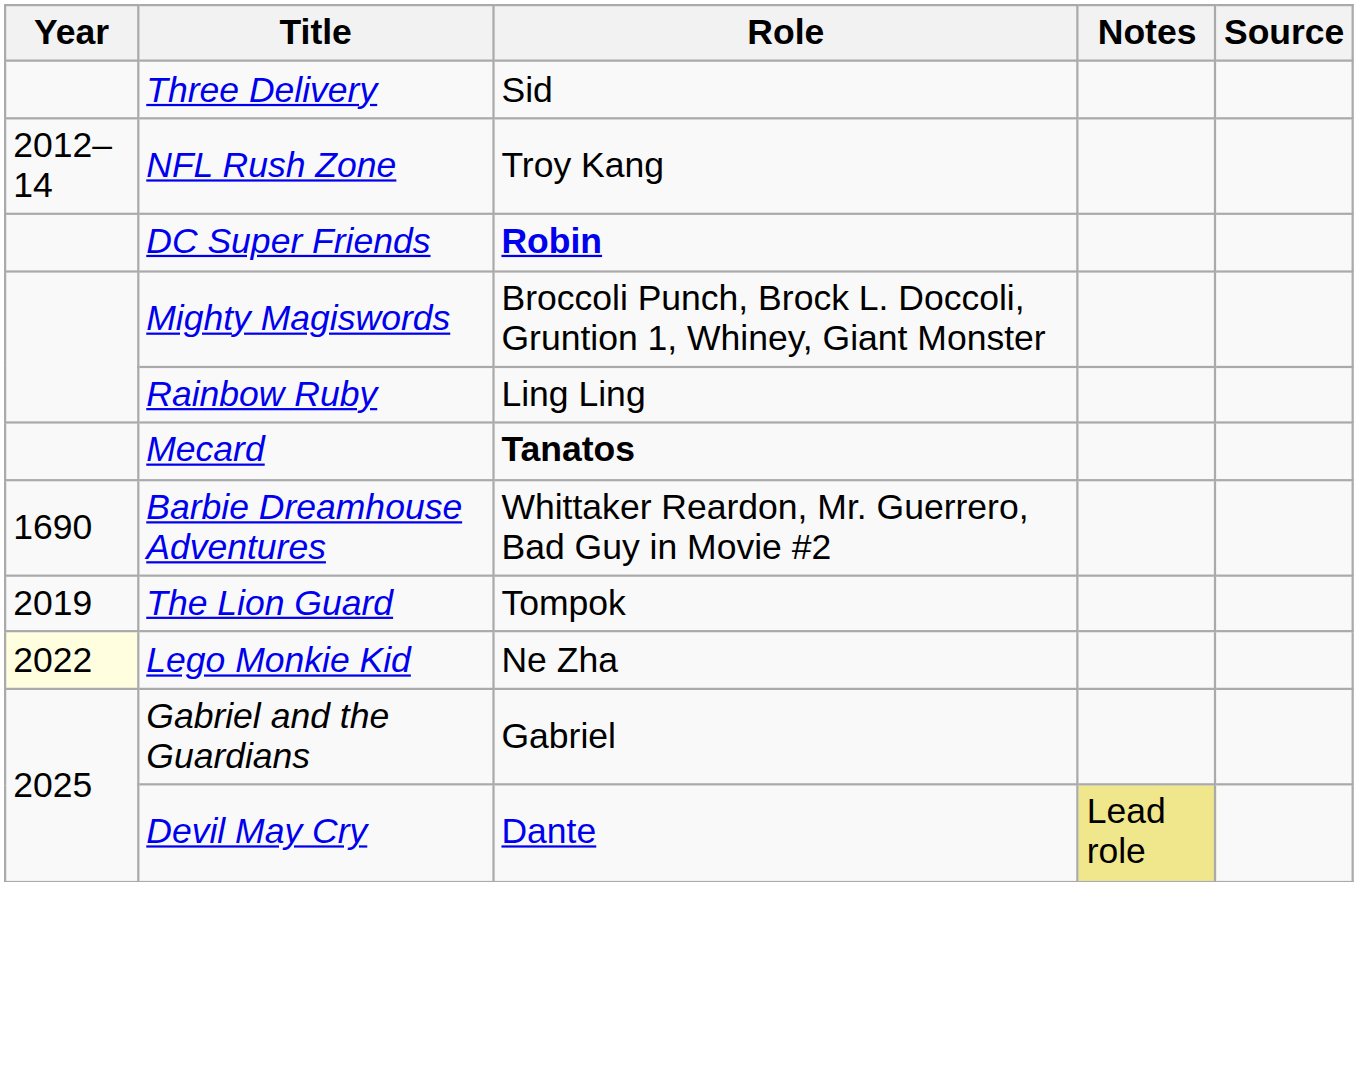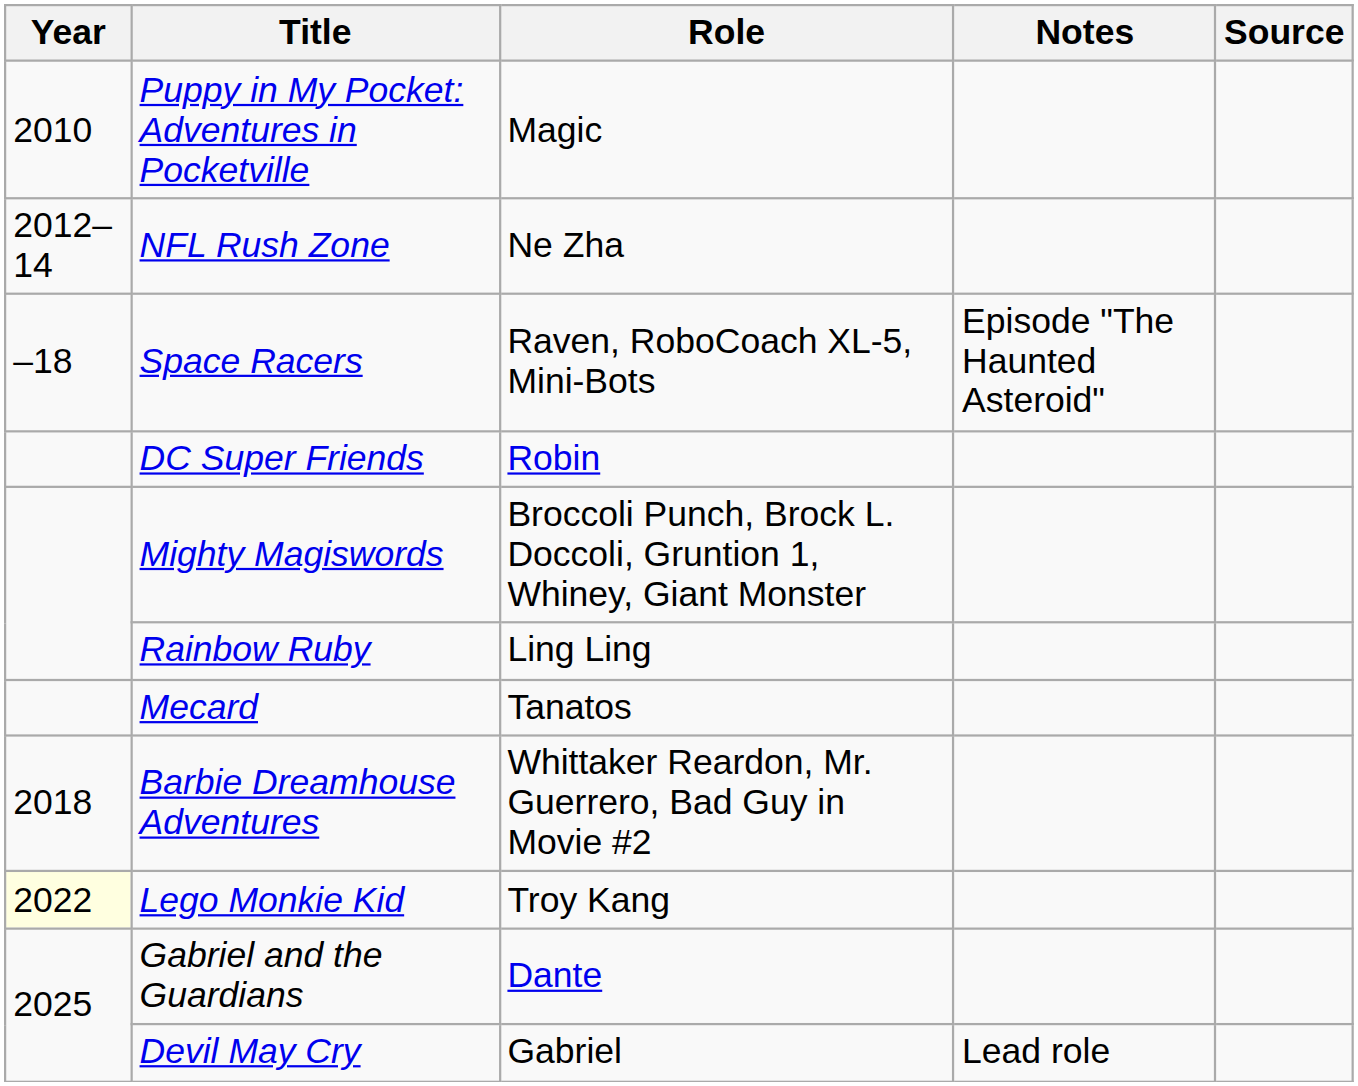- row: (262, 88)
+ row: (301, 128)
(583, 165) Troy Kang -> (566, 245) Ne Zha
+ row: (251, 361)
(552, 241) bold -> (554, 457) normal
(568, 450) bold -> (570, 706) normal
(53, 526) 1690 -> (53, 803) 2018
- row: (270, 603)
(560, 659) Ne Zha -> (589, 899) Troy Kang
(559, 735) Gabriel -> (555, 975) Dante
(549, 832) Dante -> (565, 1051) Gabriel
(1126, 832) khaki background -> (1036, 1051) no background
